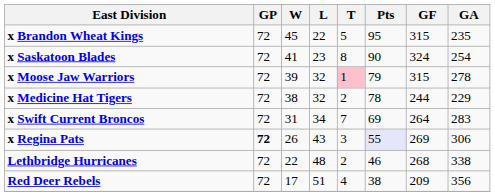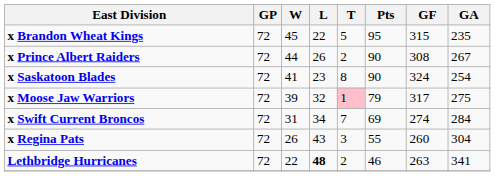+ row: (74, 56)
(419, 77) 315 -> (419, 98) 317
(461, 77) 278 -> (461, 98) 275
- row: (70, 98)
(419, 118) 264 -> (419, 118) 274
(461, 118) 283 -> (461, 118) 284
(264, 139) bold -> (264, 139) normal
(374, 139) lavender background -> (374, 139) no background
(419, 139) 269 -> (419, 139) 260
(461, 139) 306 -> (461, 139) 304
(319, 160) normal -> (319, 160) bold
(419, 160) 268 -> (419, 160) 263
(461, 160) 338 -> (461, 160) 341
- row: (54, 181)
